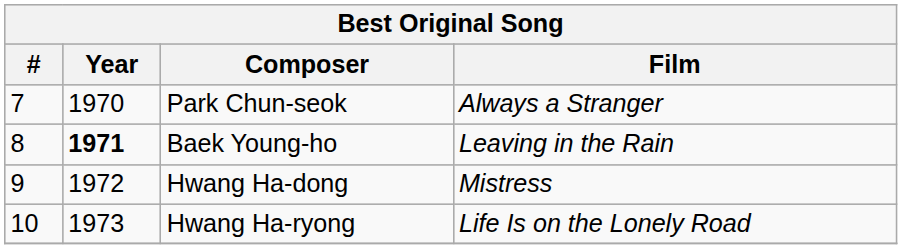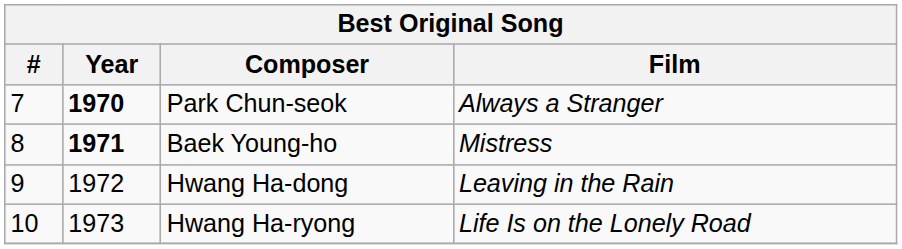(96, 104) normal -> (96, 104) bold
(566, 143) Leaving in the Rain -> (506, 143) Mistress
(506, 183) Mistress -> (566, 183) Leaving in the Rain
